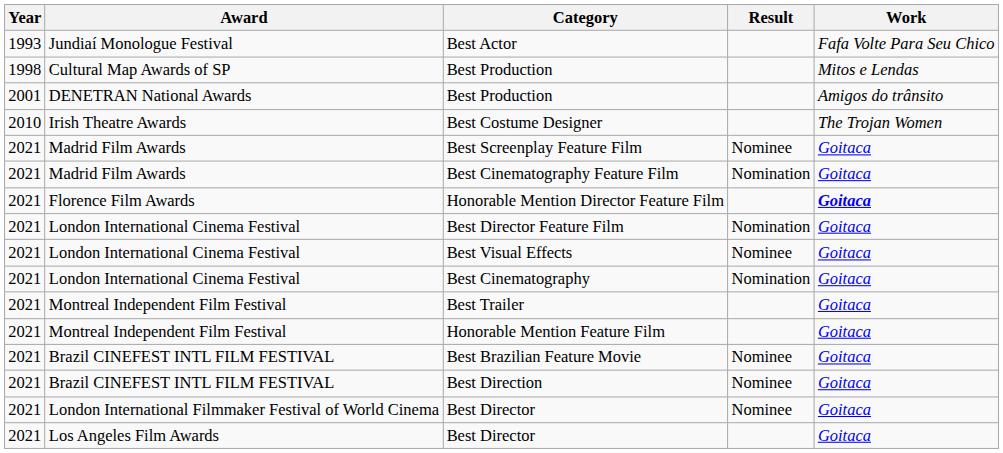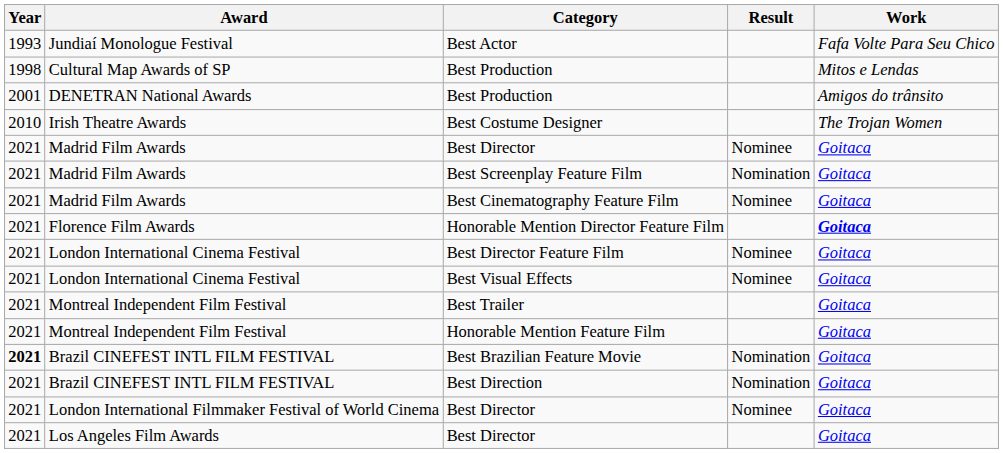+ row: (117, 148)
(762, 148) Nominee -> (771, 174) Nomination
(771, 174) Nomination -> (762, 200) Nominee
(771, 226) Nomination -> (762, 252) Nominee
- row: (175, 278)
(25, 357) normal -> (25, 357) bold
(762, 357) Nominee -> (771, 357) Nomination
(762, 383) Nominee -> (771, 383) Nomination
